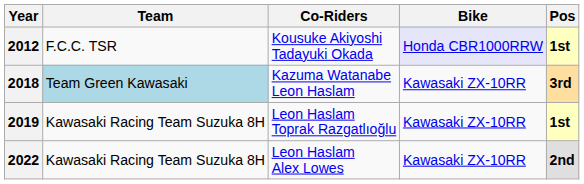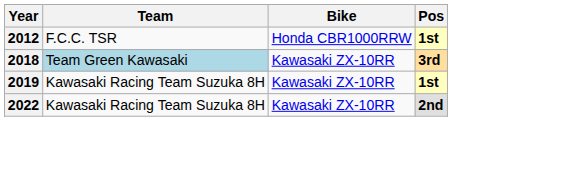- column: (334, 16)
(473, 46) lavender background -> (342, 38) no background
